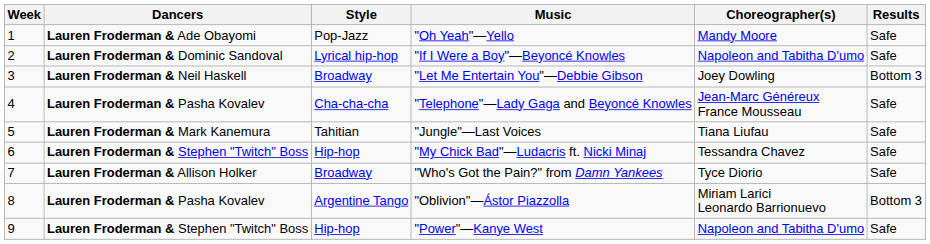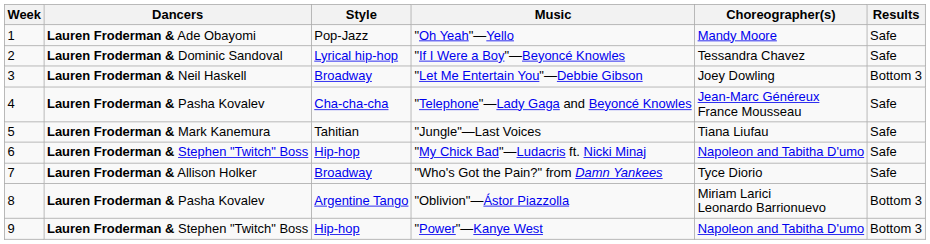(781, 55) Napoleon and Tabitha D'umo -> (751, 55) Tessandra Chavez
(751, 152) Tessandra Chavez -> (781, 152) Napoleon and Tabitha D'umo
(883, 228) Safe -> (896, 228) Bottom 3
